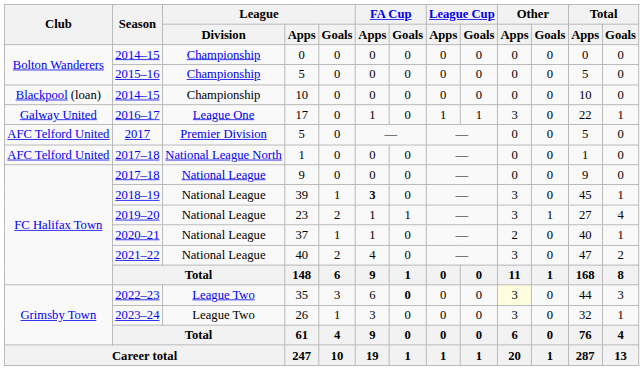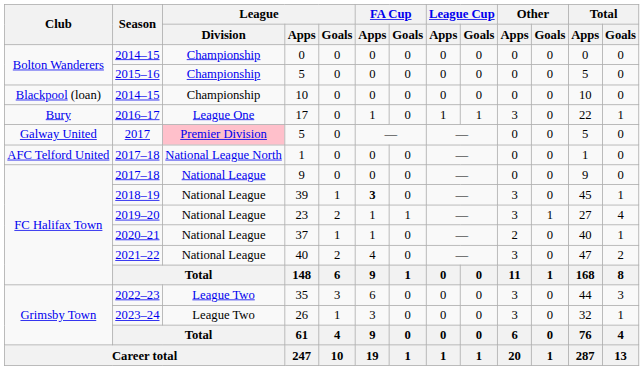(58, 114) Galway United -> (58, 114) Bury
(58, 134) AFC Telford United -> (58, 134) Galway United
(224, 134) no background -> (224, 134) pink background
(408, 295) bold -> (408, 295) normal
(515, 295) lightyellow background -> (515, 295) no background
